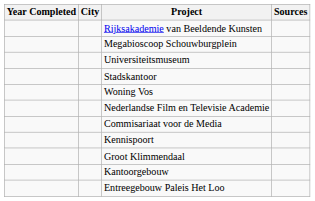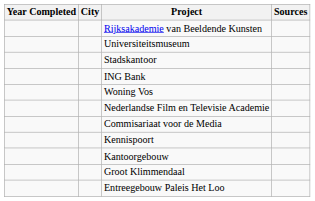- row: (170, 44)
+ row: (125, 76)
rows swapped: (136, 172) <-> (144, 156)
